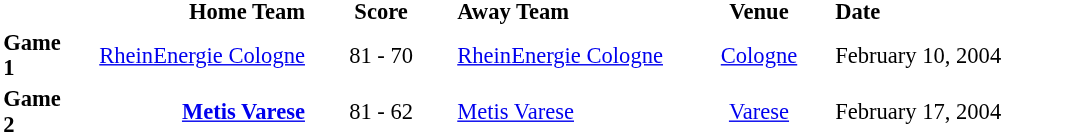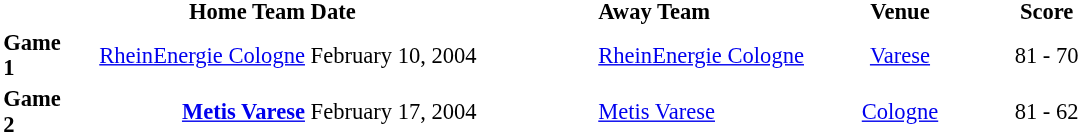columns swapped: (381, 11) <-> (858, 11)
(759, 55) Cologne -> (900, 55) Varese
(759, 111) Varese -> (900, 111) Cologne
